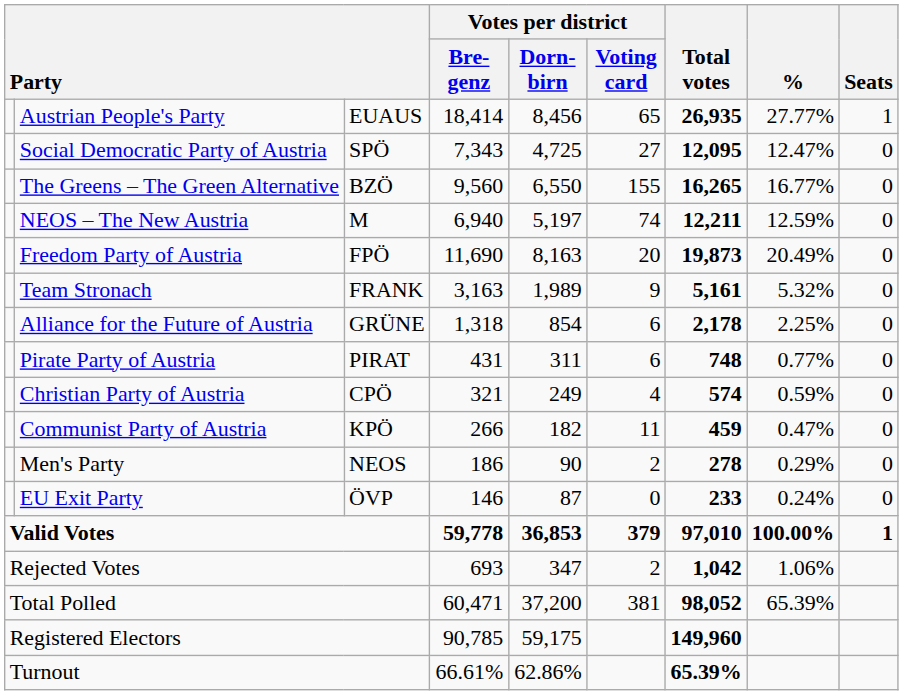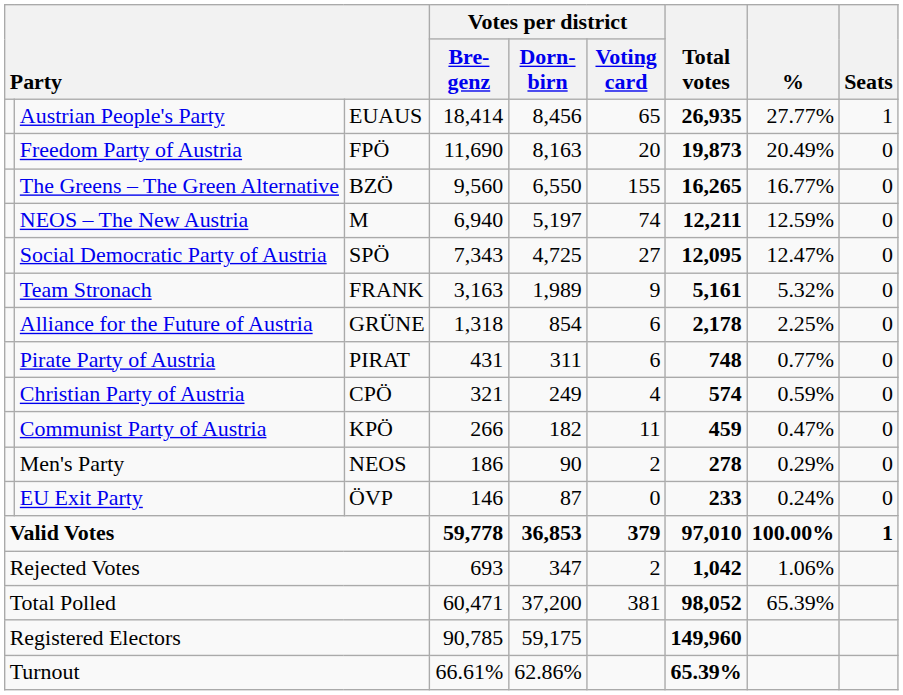rows swapped: (131, 255) <-> (173, 150)
